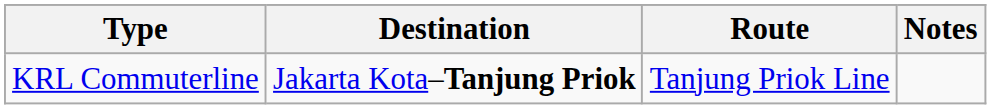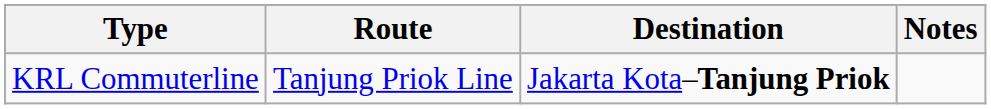columns swapped: (770, 28) <-> (454, 28)
